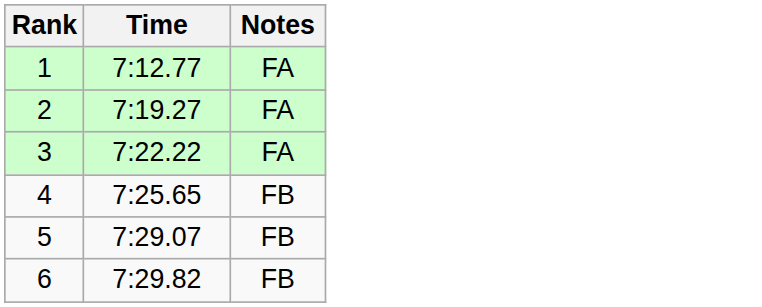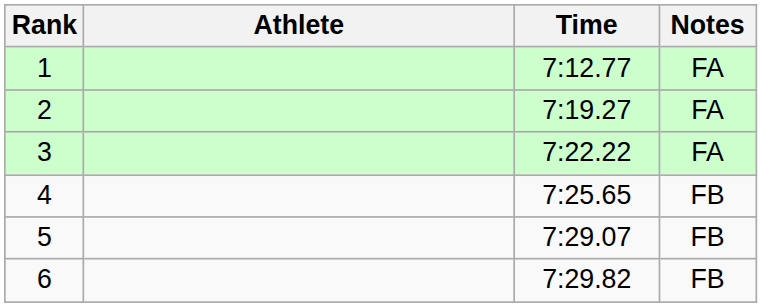+ column: (299, 25)
